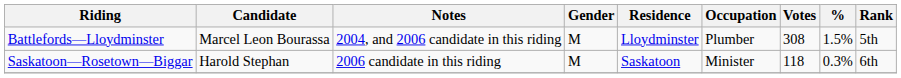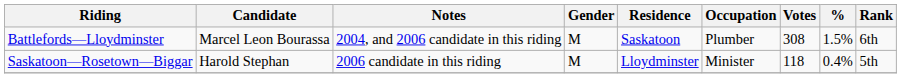(660, 38) Lloydminster -> (651, 38) Saskatoon
(869, 38) 5th -> (869, 38) 6th
(651, 61) Saskatoon -> (660, 61) Lloydminster
(838, 61) 0.3% -> (838, 61) 0.4%
(869, 61) 6th -> (869, 61) 5th
